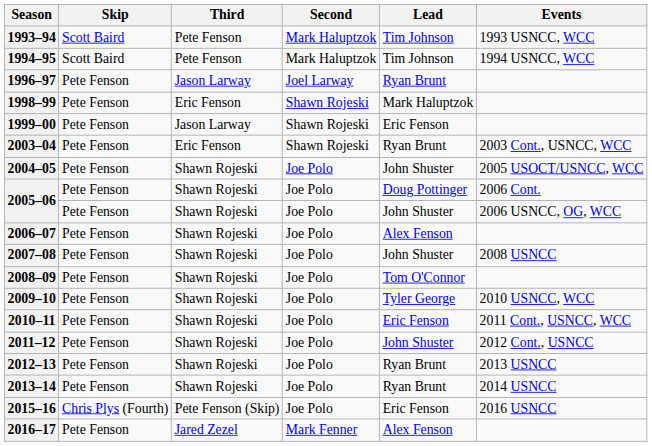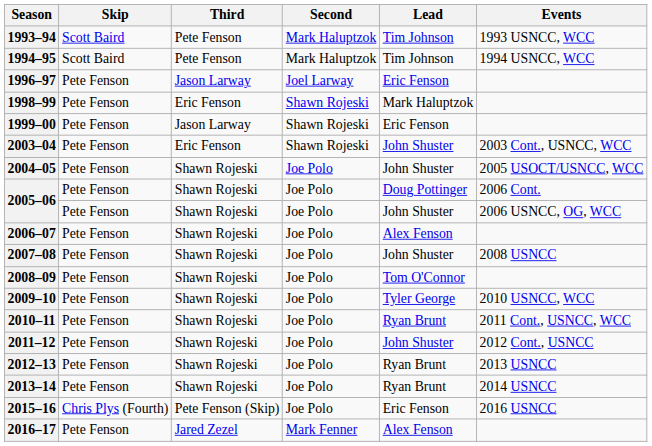(414, 80) Ryan Brunt -> (416, 80) Eric Fenson
(414, 146) Ryan Brunt -> (418, 146) John Shuster
(416, 320) Eric Fenson -> (414, 320) Ryan Brunt
